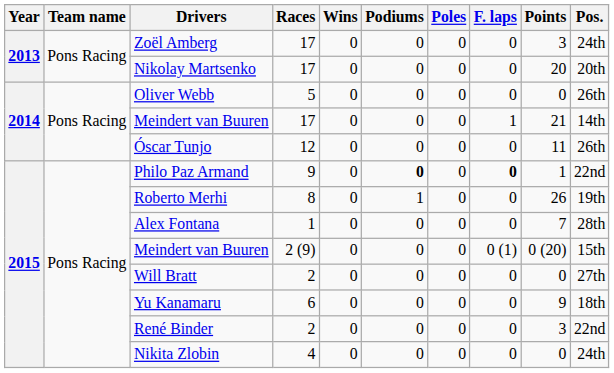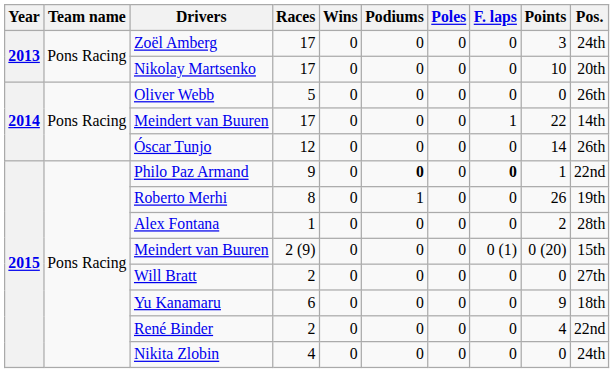(559, 69) 20 -> (559, 69) 10
(559, 121) 21 -> (559, 121) 22
(559, 146) 11 -> (559, 146) 14
(562, 224) 7 -> (562, 224) 2
(562, 328) 3 -> (562, 328) 4
